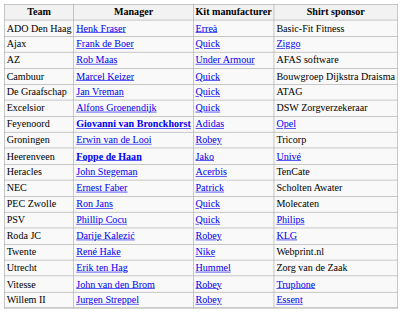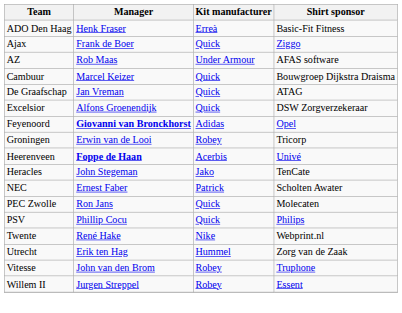(205, 156) Jako -> (211, 156) Acerbis
(211, 172) Acerbis -> (205, 172) Jako
- row: (24, 236)
